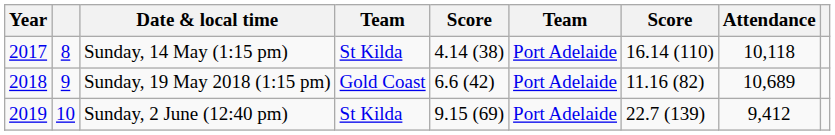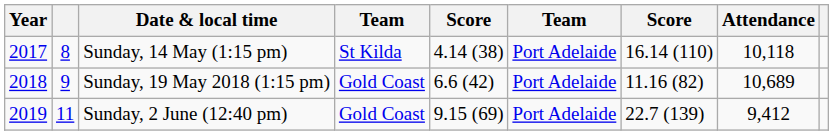(66, 114) 10 -> (65, 114) 11
(371, 114) St Kilda -> (382, 114) Gold Coast
